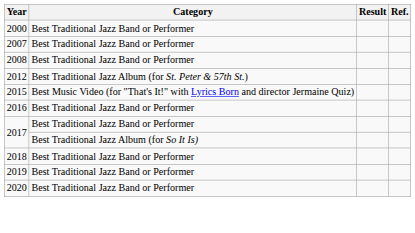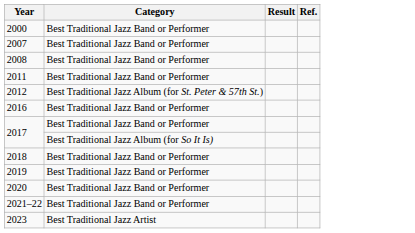+ row: (17, 76)
- row: (17, 92)
+ row: (24, 204)
+ row: (17, 220)
